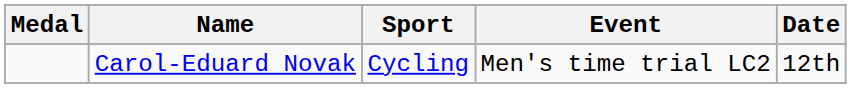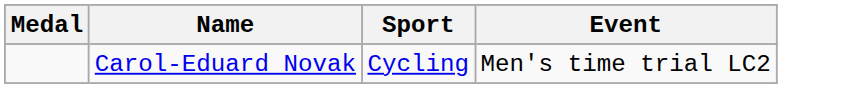- column: (811, 25)
